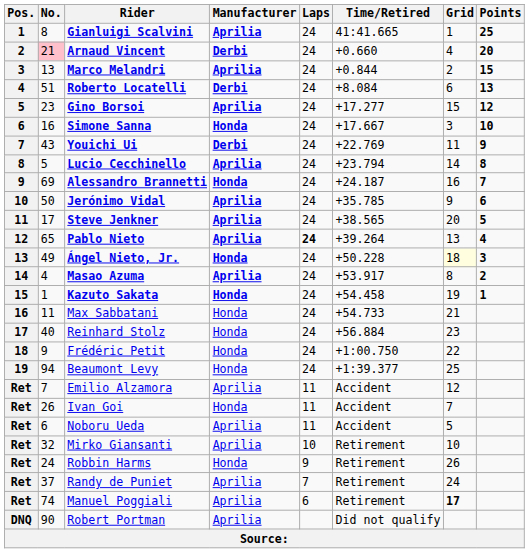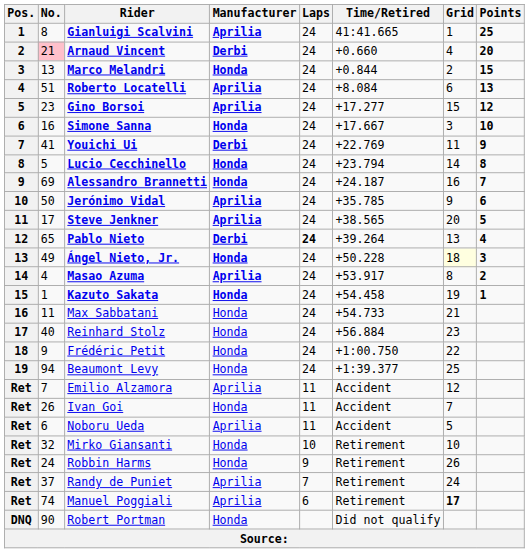(237, 70) Aprilia -> (230, 70) Honda
(230, 89) Derbi -> (237, 89) Aprilia
(48, 145) 43 -> (48, 145) 41
(237, 164) Aprilia -> (230, 164) Honda
(237, 239) Aprilia -> (230, 239) Derbi
(237, 445) Aprilia -> (230, 445) Honda
(237, 520) Aprilia -> (230, 520) Honda
